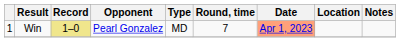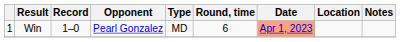(71, 28) khaki background -> (71, 28) no background
(225, 28) 7 -> (225, 28) 6
